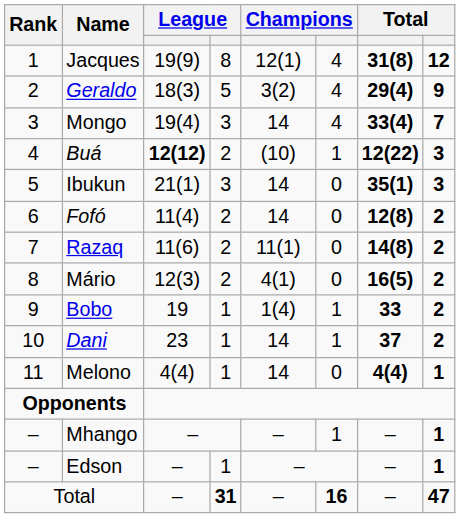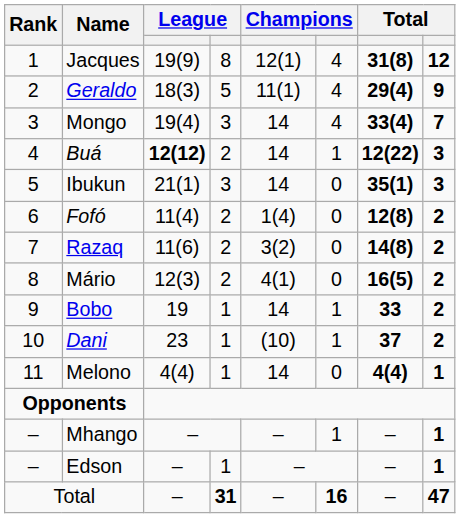(278, 91) 3(2) -> (278, 91) 11(1)
(278, 154) (10) -> (278, 154) 14
(278, 216) 14 -> (278, 216) 1(4)
(278, 247) 11(1) -> (278, 247) 3(2)
(278, 310) 1(4) -> (278, 310) 14
(278, 341) 14 -> (278, 341) (10)
